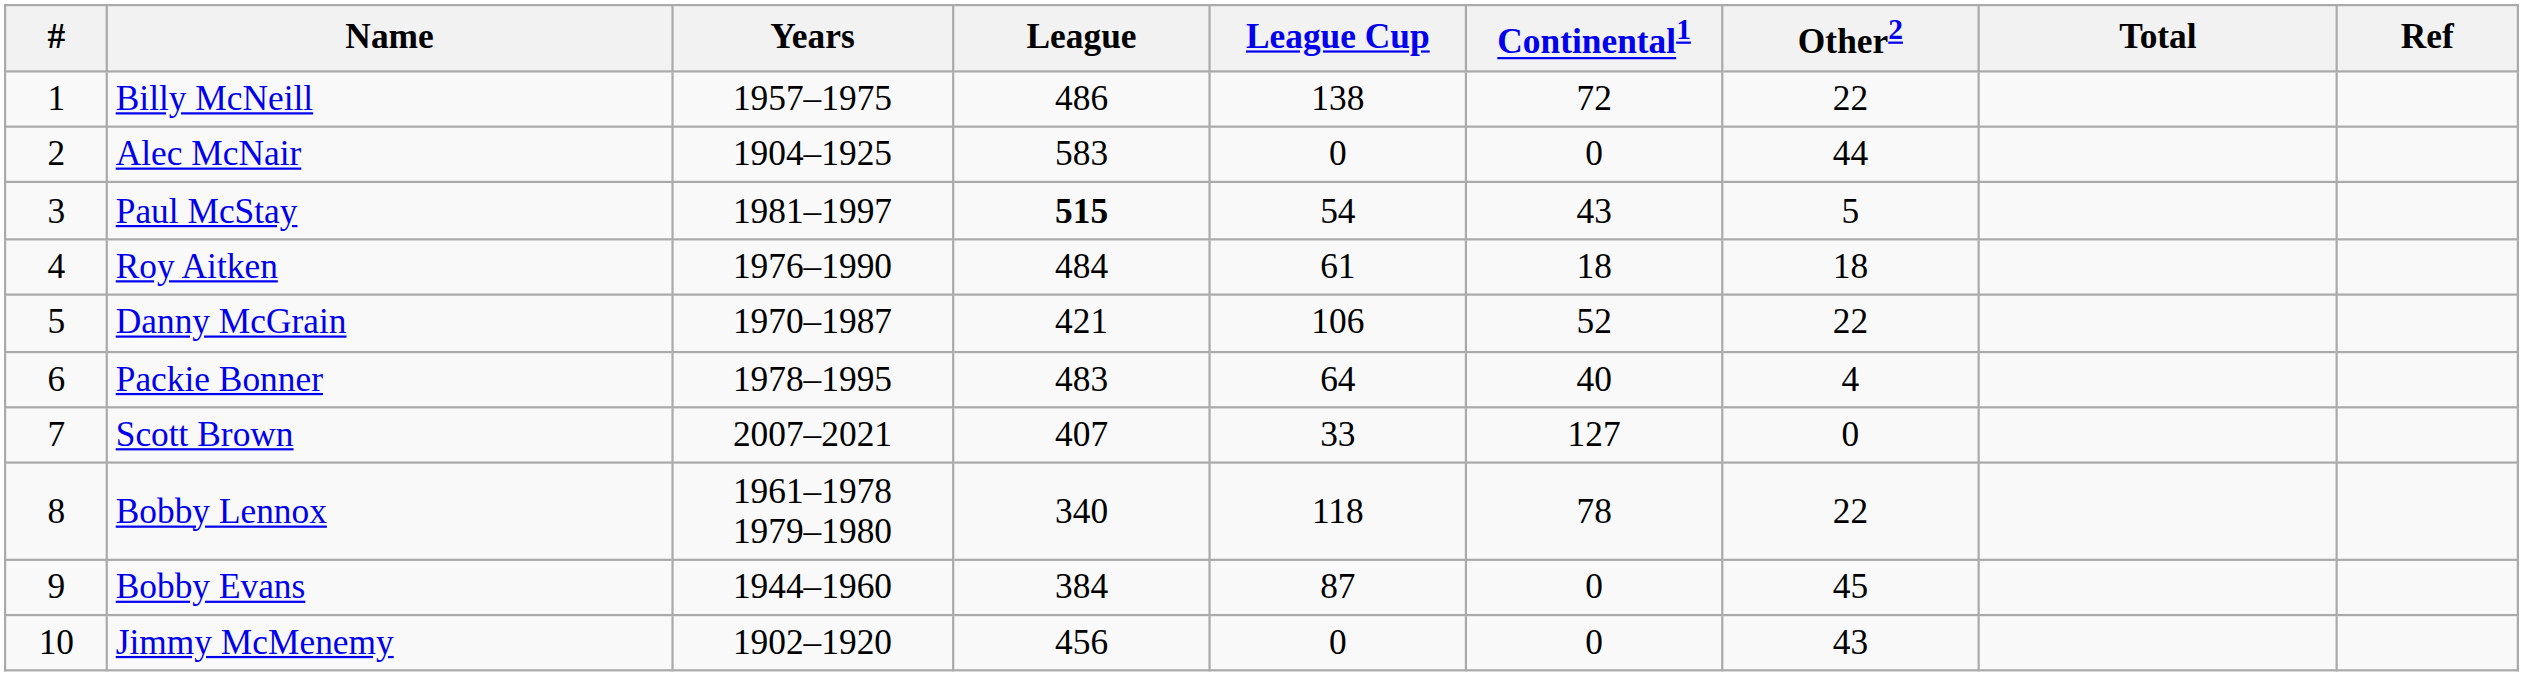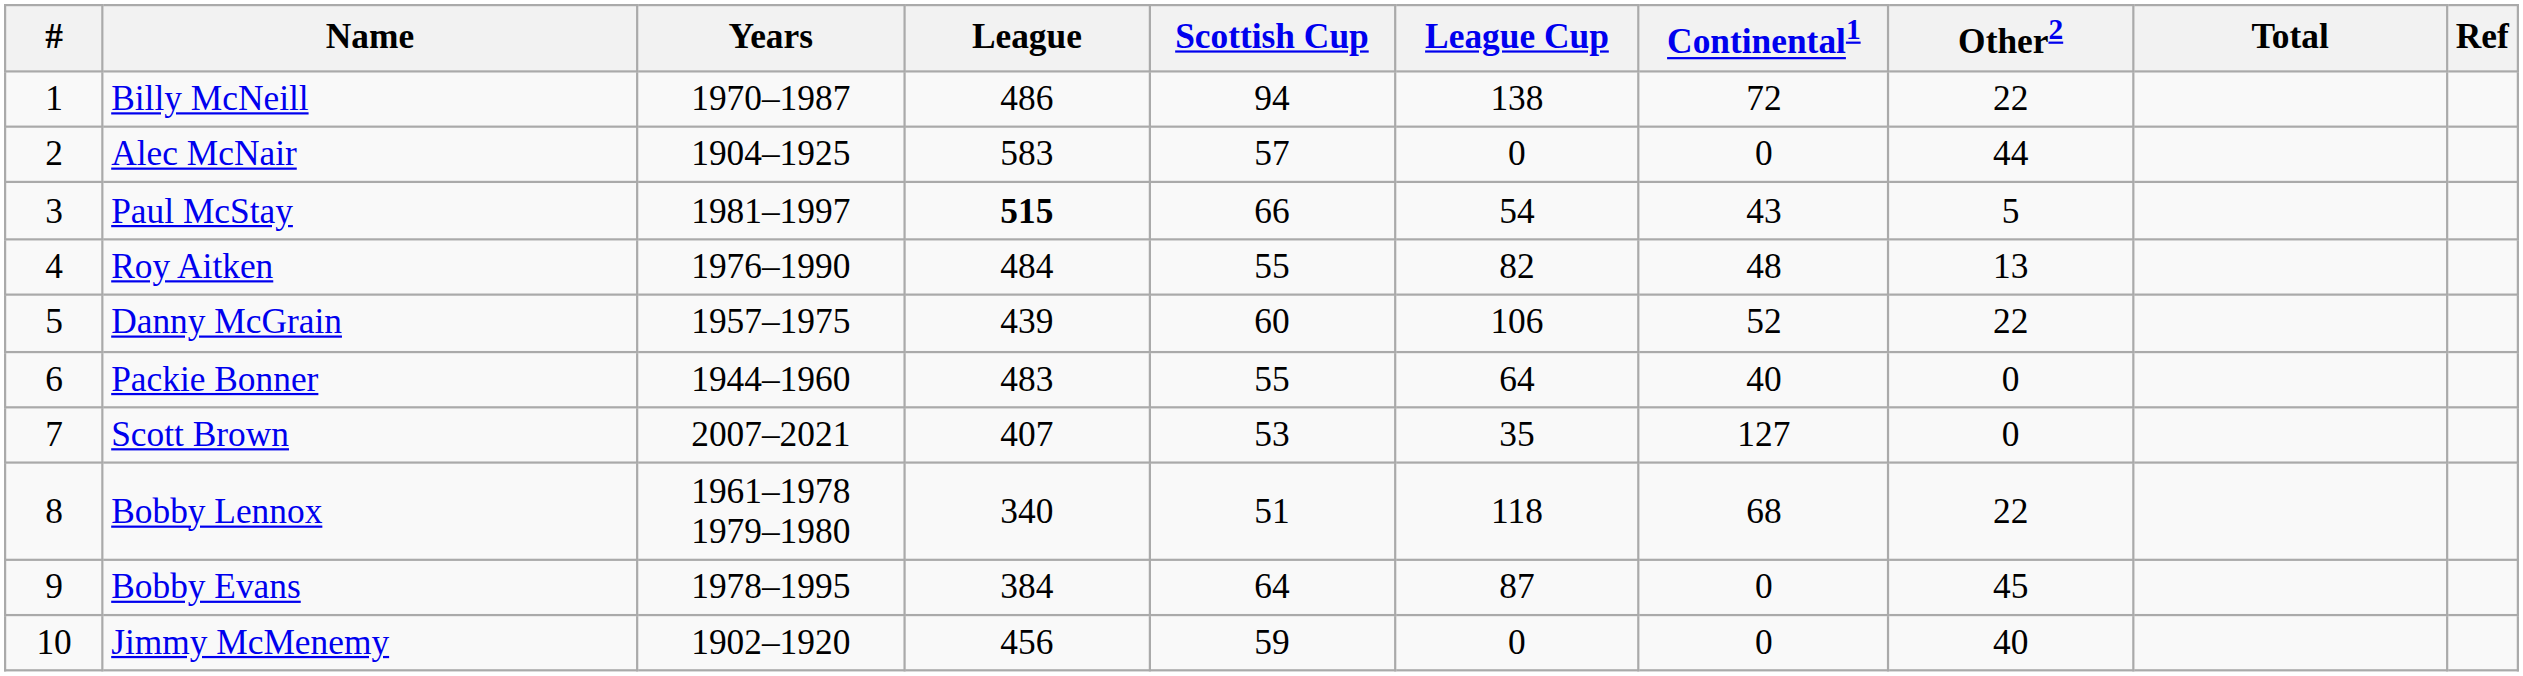+ column: (1272, 37)
(812, 98) 1957–1975 -> (771, 98) 1970–1987
(1338, 266) 61 -> (1517, 266) 82
(1594, 266) 18 -> (1764, 266) 48
(1850, 266) 18 -> (2011, 266) 13
(812, 322) 1970–1987 -> (771, 322) 1957–1975
(1082, 322) 421 -> (1027, 322) 439
(812, 378) 1978–1995 -> (771, 378) 1944–1960
(1850, 378) 4 -> (2011, 378) 0
(1338, 434) 33 -> (1517, 434) 35
(1594, 510) 78 -> (1764, 510) 68
(812, 586) 1944–1960 -> (771, 586) 1978–1995
(1850, 642) 43 -> (2011, 642) 40
